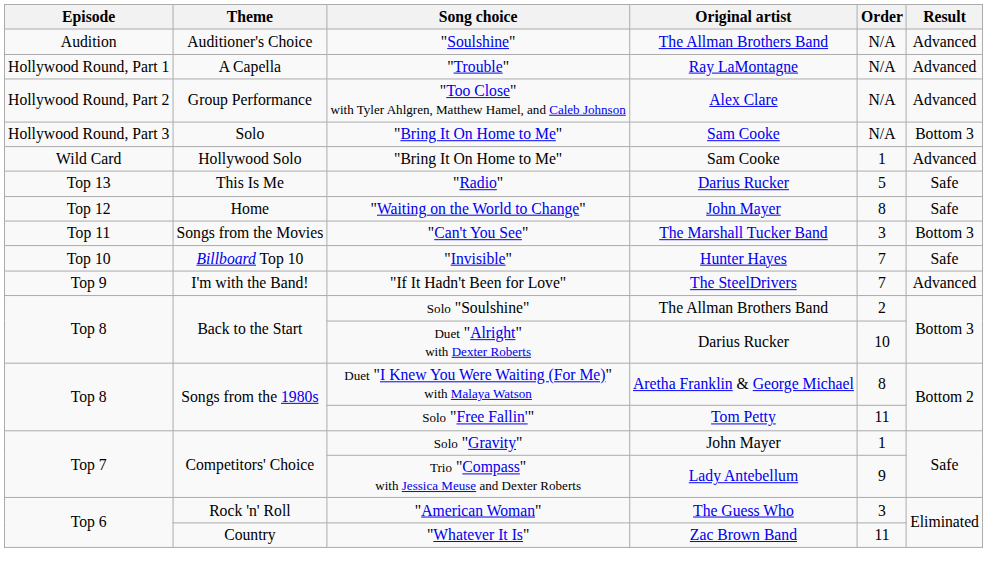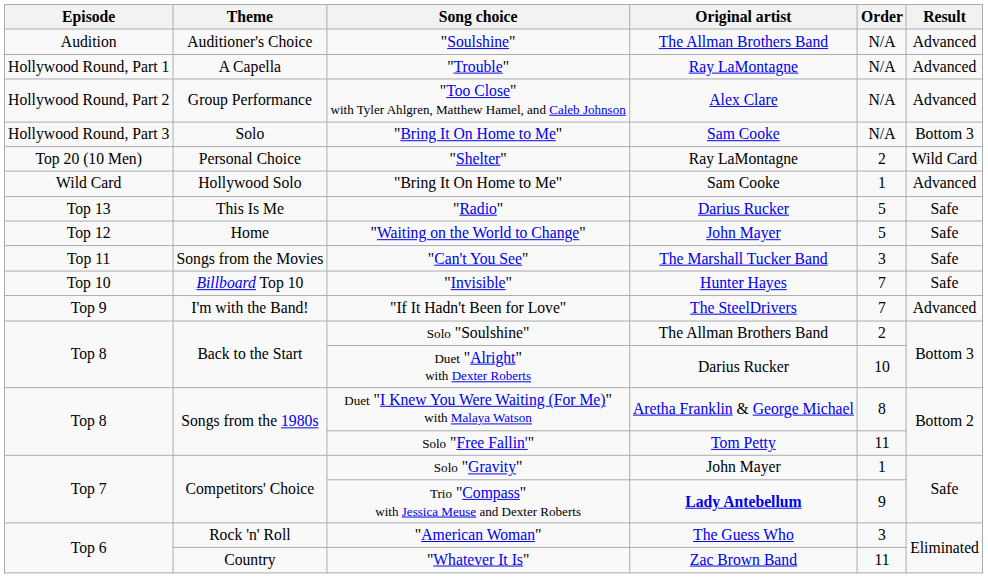+ row: (250, 158)
(882, 208) 8 -> (882, 233) 5
(945, 233) Bottom 3 -> (945, 258) Safe
(743, 476) normal -> (743, 501) bold
